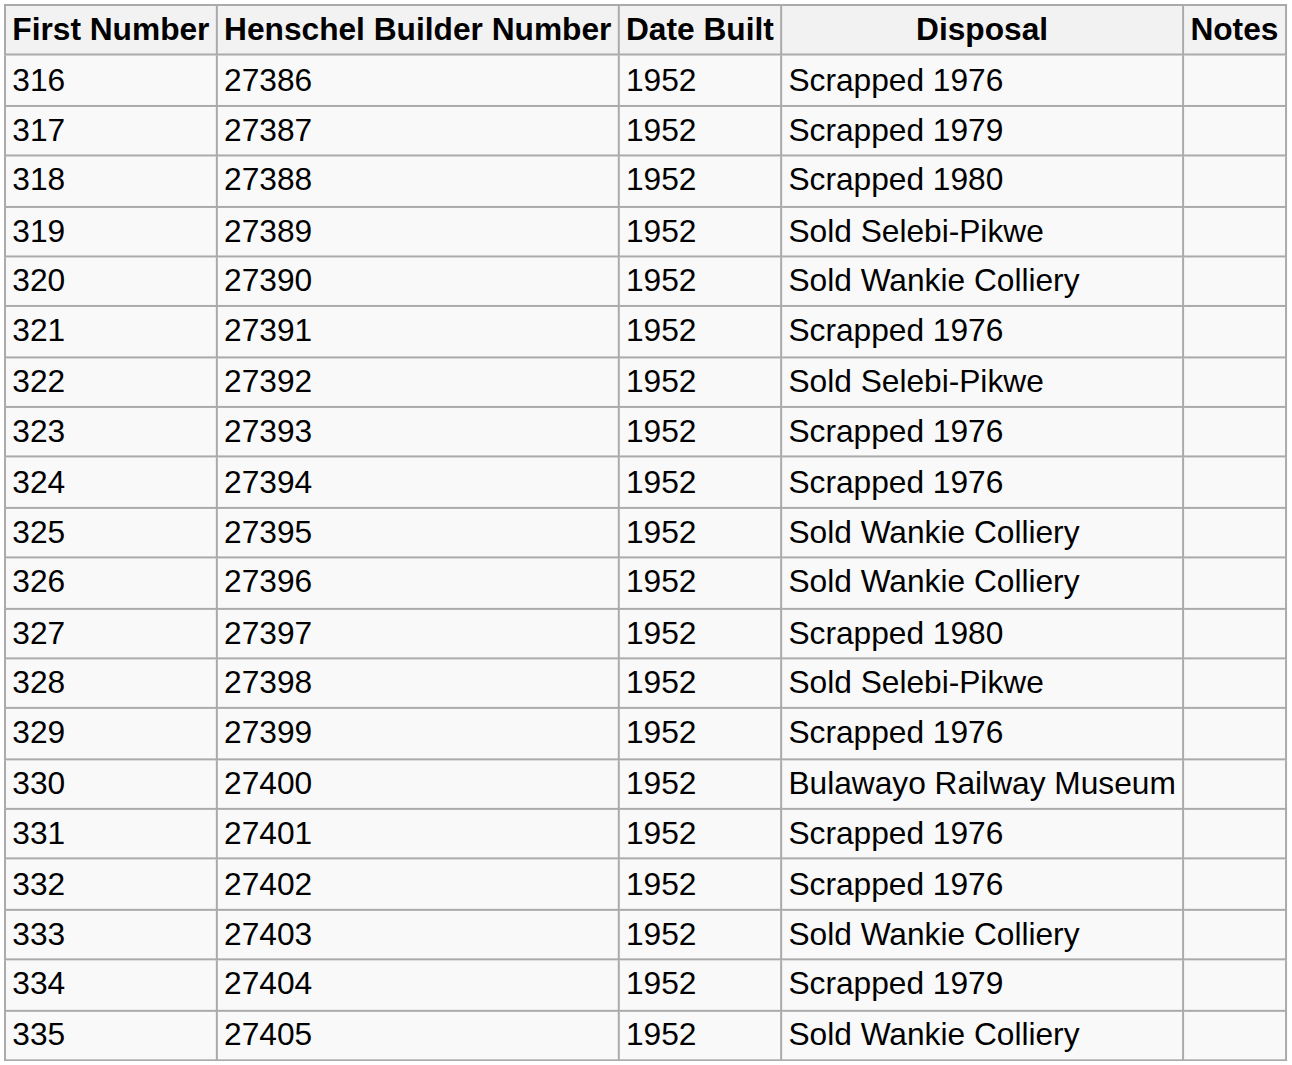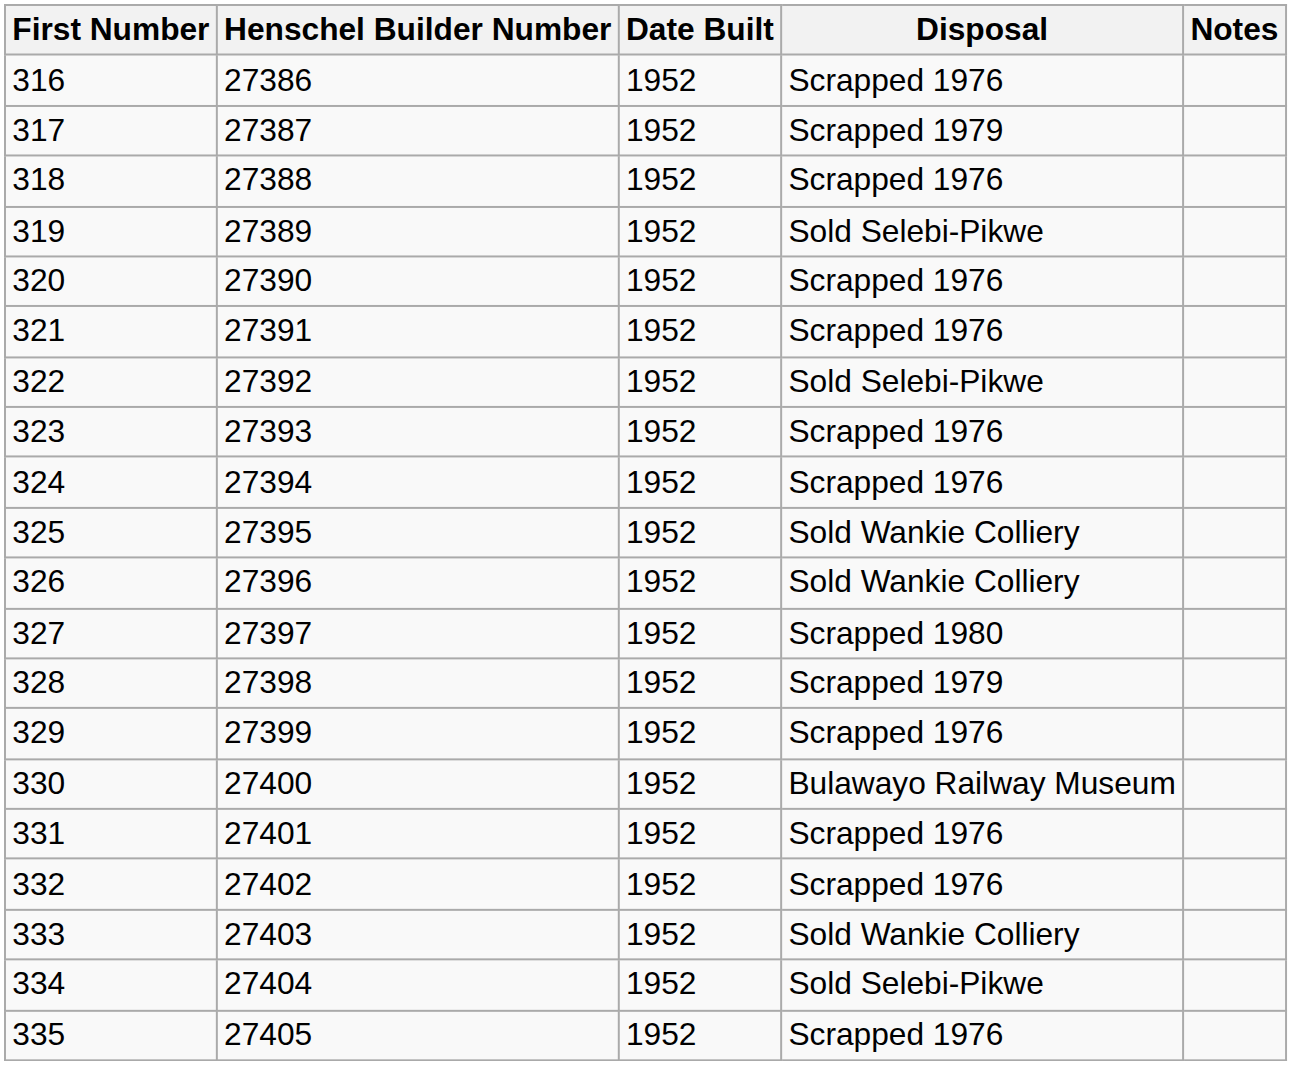(896, 180) Scrapped 1980 -> (896, 180) Scrapped 1976
(934, 280) Sold Wankie Colliery -> (896, 280) Scrapped 1976
(916, 682) Sold Selebi-Pikwe -> (896, 682) Scrapped 1979
(896, 984) Scrapped 1979 -> (916, 984) Sold Selebi-Pikwe
(934, 1034) Sold Wankie Colliery -> (896, 1034) Scrapped 1976
